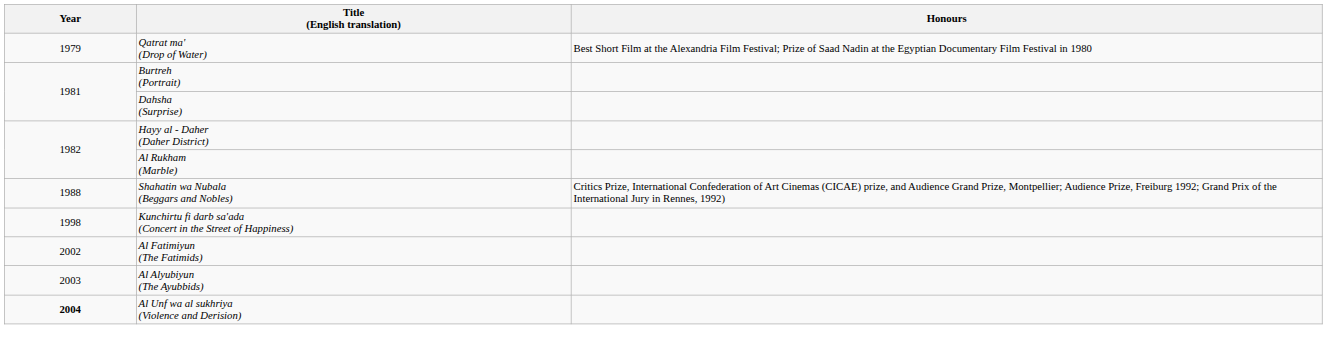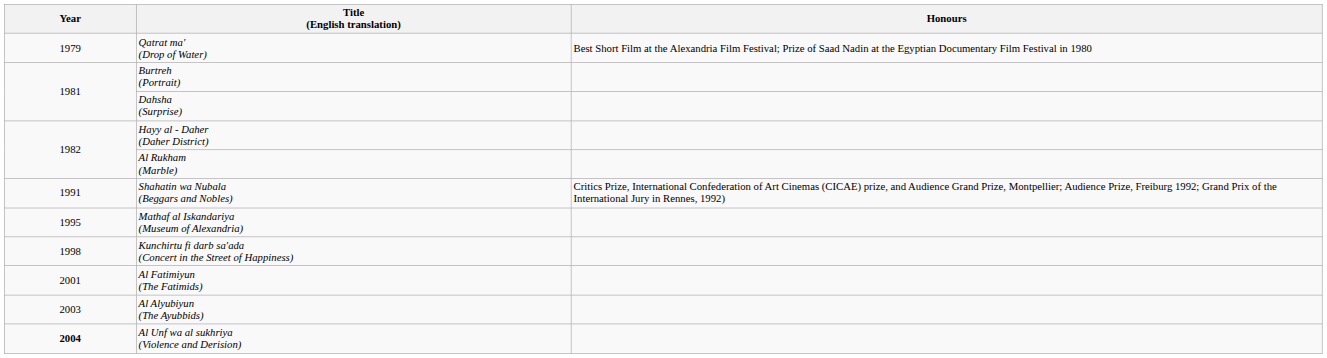(70, 193) 1988 -> (70, 193) 1991
+ row: (191, 222)
(70, 251) 2002 -> (70, 280) 2001
